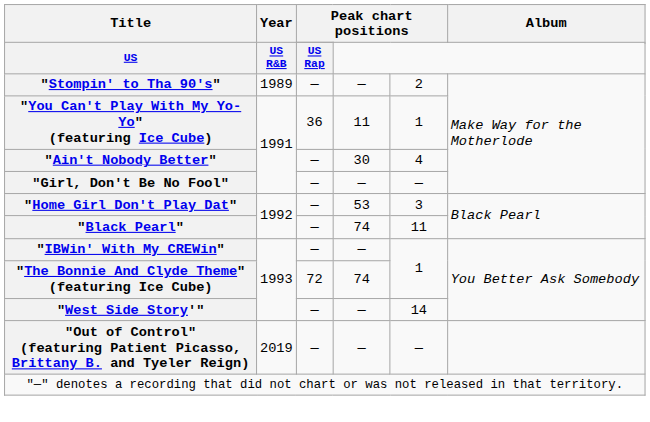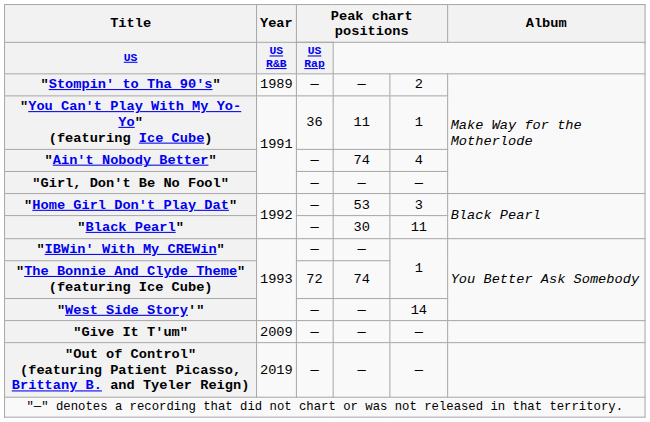(362, 160) 30 -> (362, 160) 74
(362, 227) 74 -> (362, 227) 30
+ row: (131, 332)
